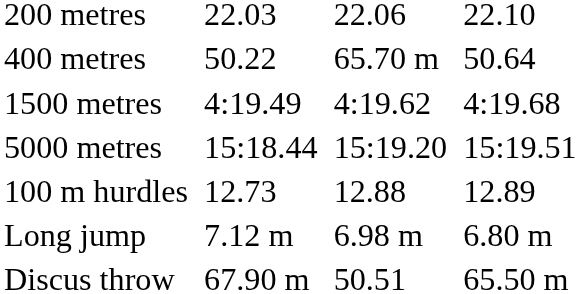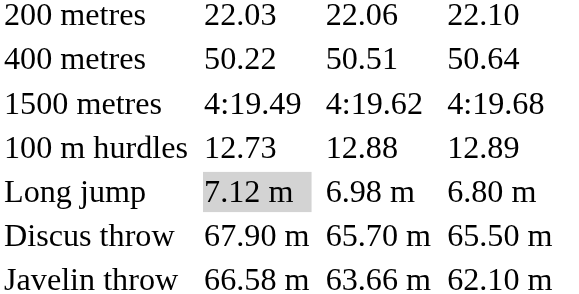(386, 58) 65.70 m -> (362, 58) 50.51
- row: (83, 147)
(249, 235) no background -> (249, 191) lightgrey background
(370, 279) 50.51 -> (378, 235) 65.70 m
+ row: (91, 279)
